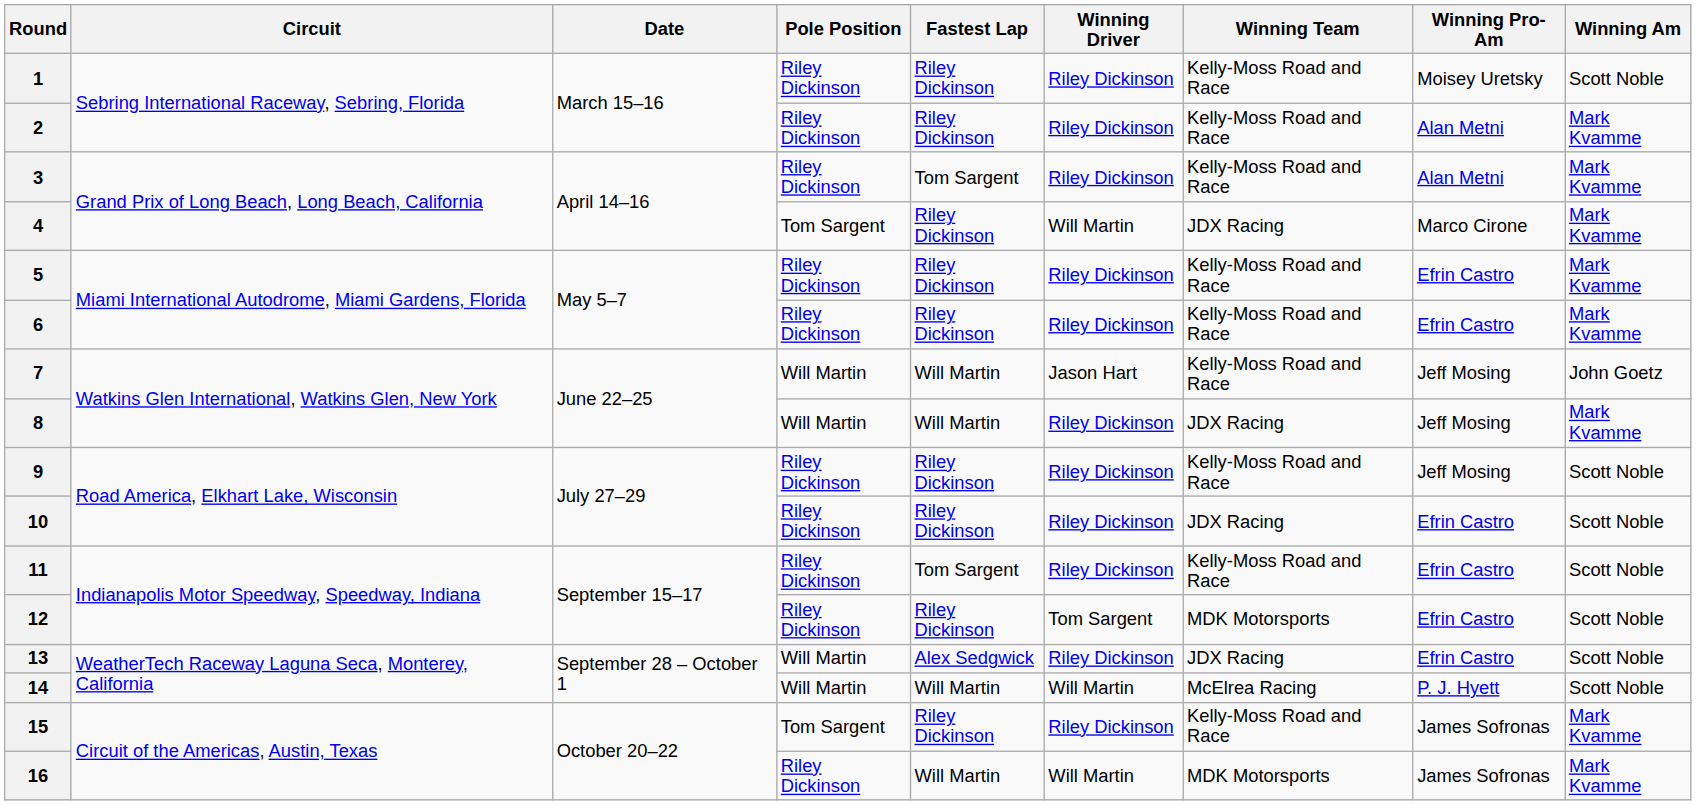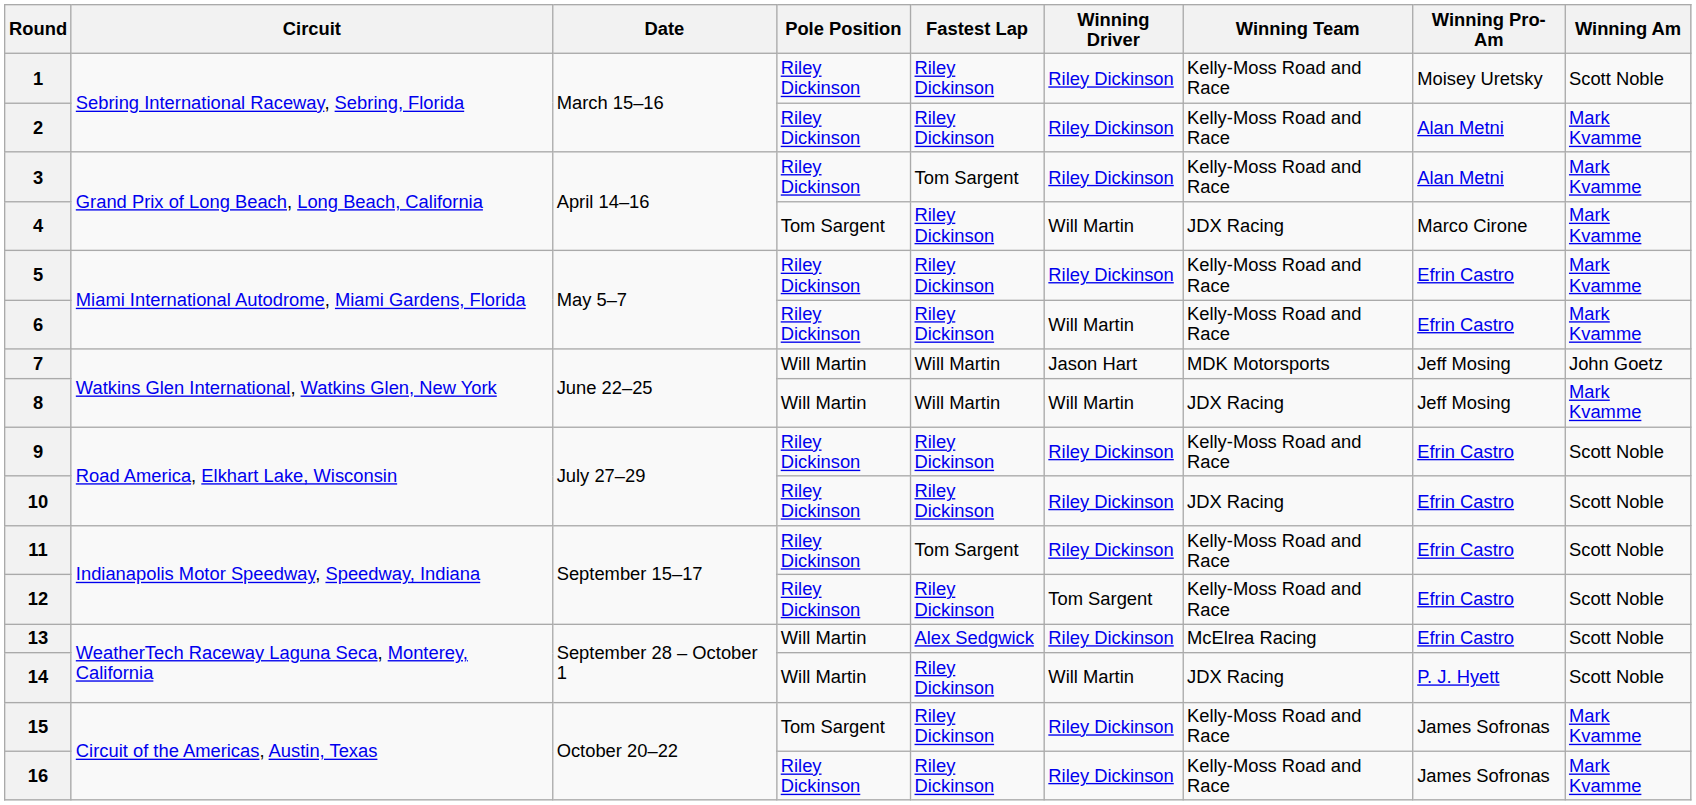(1111, 324) Riley Dickinson -> (1091, 324) Will Martin
(1274, 373) Kelly-Moss Road and Race -> (1258, 363) MDK Motorsports
(1111, 422) Riley Dickinson -> (1091, 402) Will Martin
(1464, 472) Jeff Mosing -> (1466, 451) Efrin Castro
(1258, 619) MDK Motorsports -> (1274, 599) Kelly-Moss Road and Race
(1235, 658) JDX Racing -> (1252, 638) McElrea Racing
(957, 687) Will Martin -> (954, 677) Riley Dickinson
(1252, 687) McElrea Racing -> (1235, 677) JDX Racing
(957, 775) Will Martin -> (954, 775) Riley Dickinson
(1091, 775) Will Martin -> (1111, 775) Riley Dickinson
(1258, 775) MDK Motorsports -> (1274, 775) Kelly-Moss Road and Race
